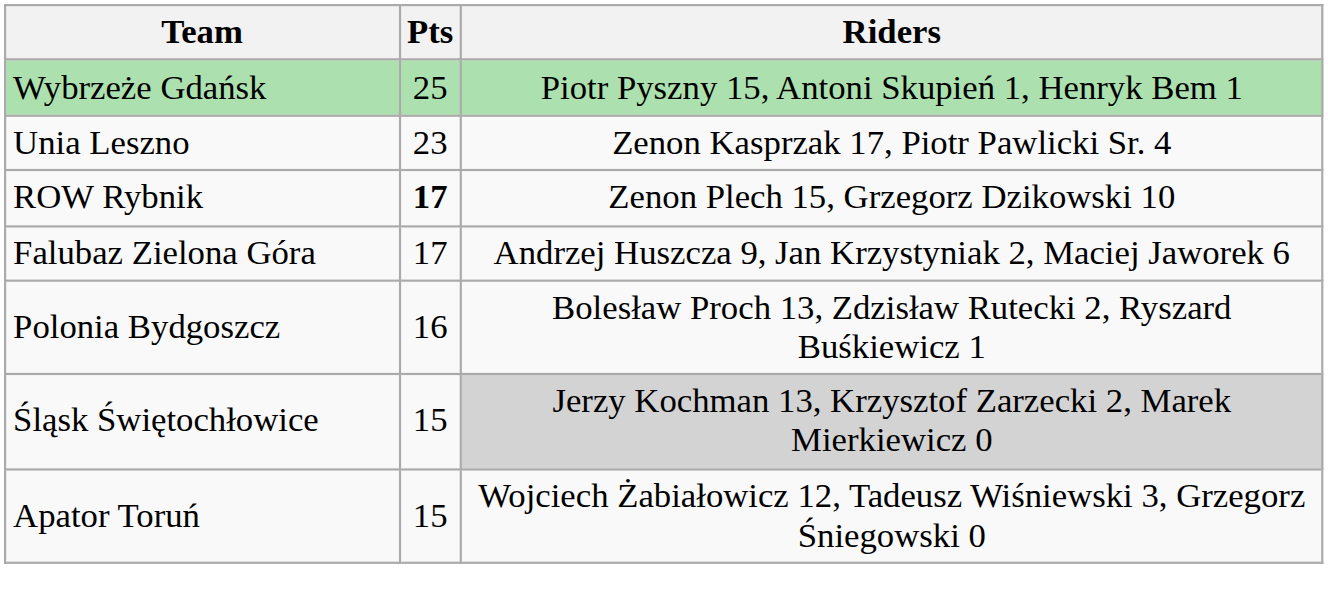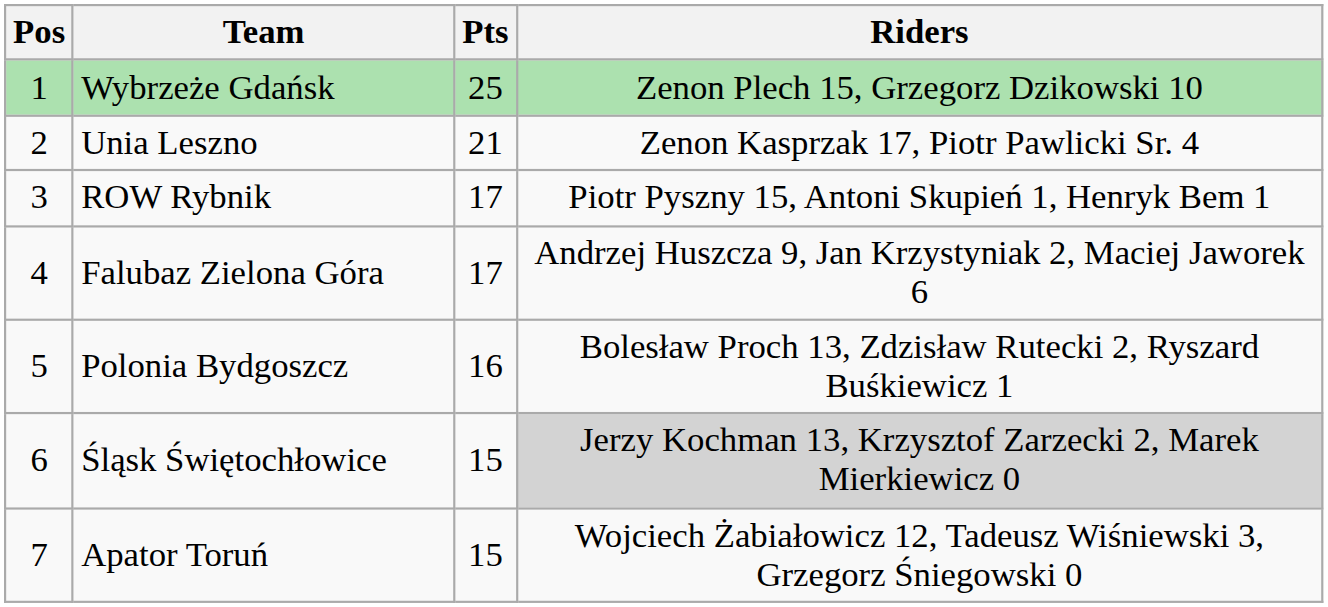+ column: (39, 32)
(892, 87) Piotr Pyszny 15, Antoni Skupień 1, Henryk Bem 1 -> (919, 87) Zenon Plech 15, Grzegorz Dzikowski 10
(430, 142) 23 -> (485, 142) 21
(430, 197) bold -> (485, 197) normal
(892, 197) Zenon Plech 15, Grzegorz Dzikowski 10 -> (919, 197) Piotr Pyszny 15, Antoni Skupień 1, Henryk Bem 1
